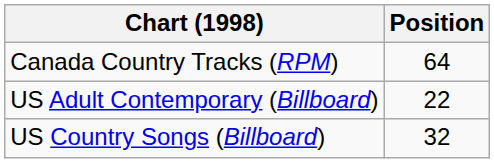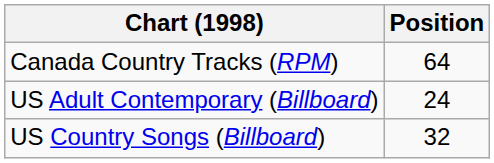(437, 99) 22 -> (437, 99) 24
